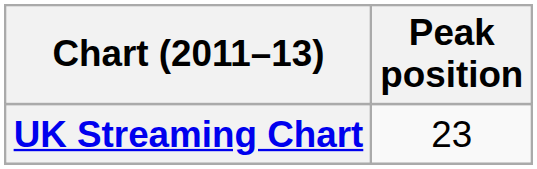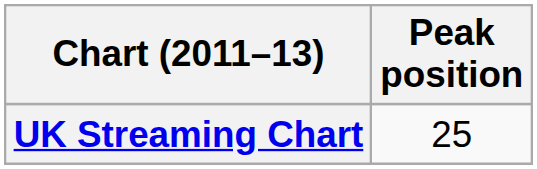(452, 133) 23 -> (452, 133) 25
